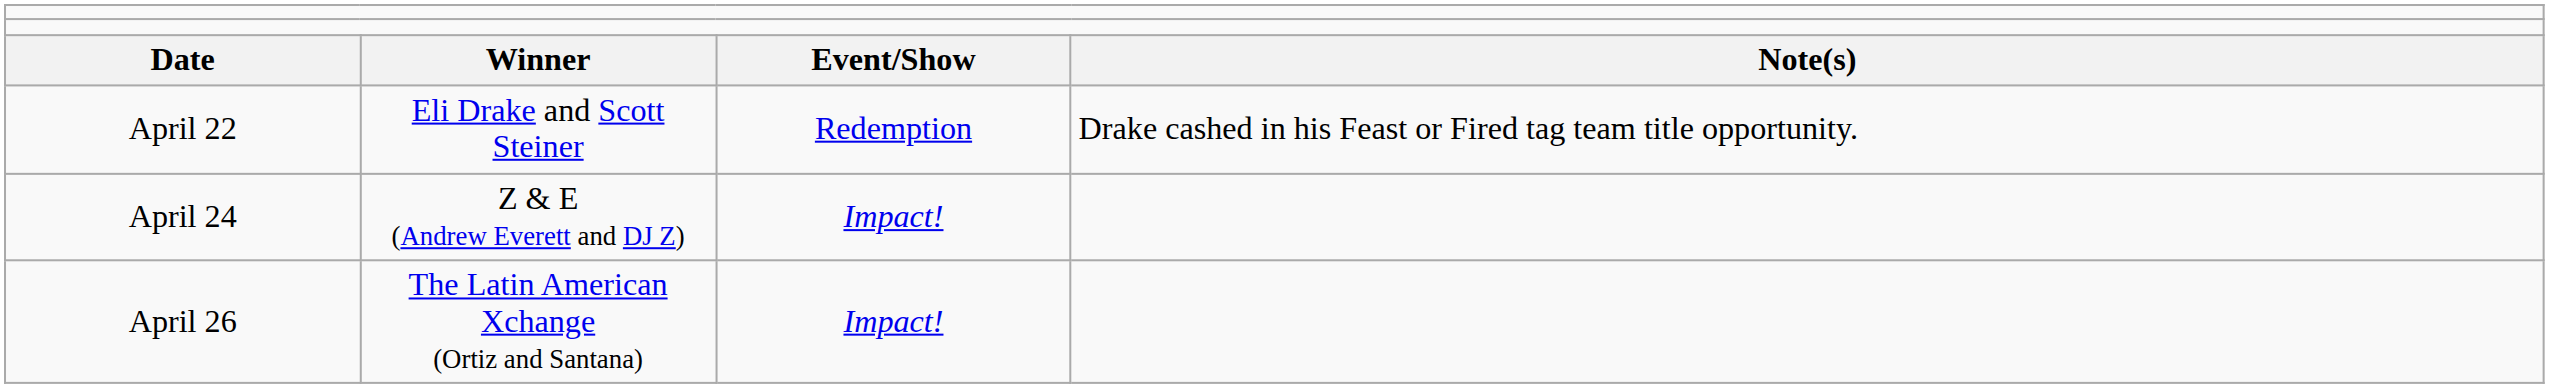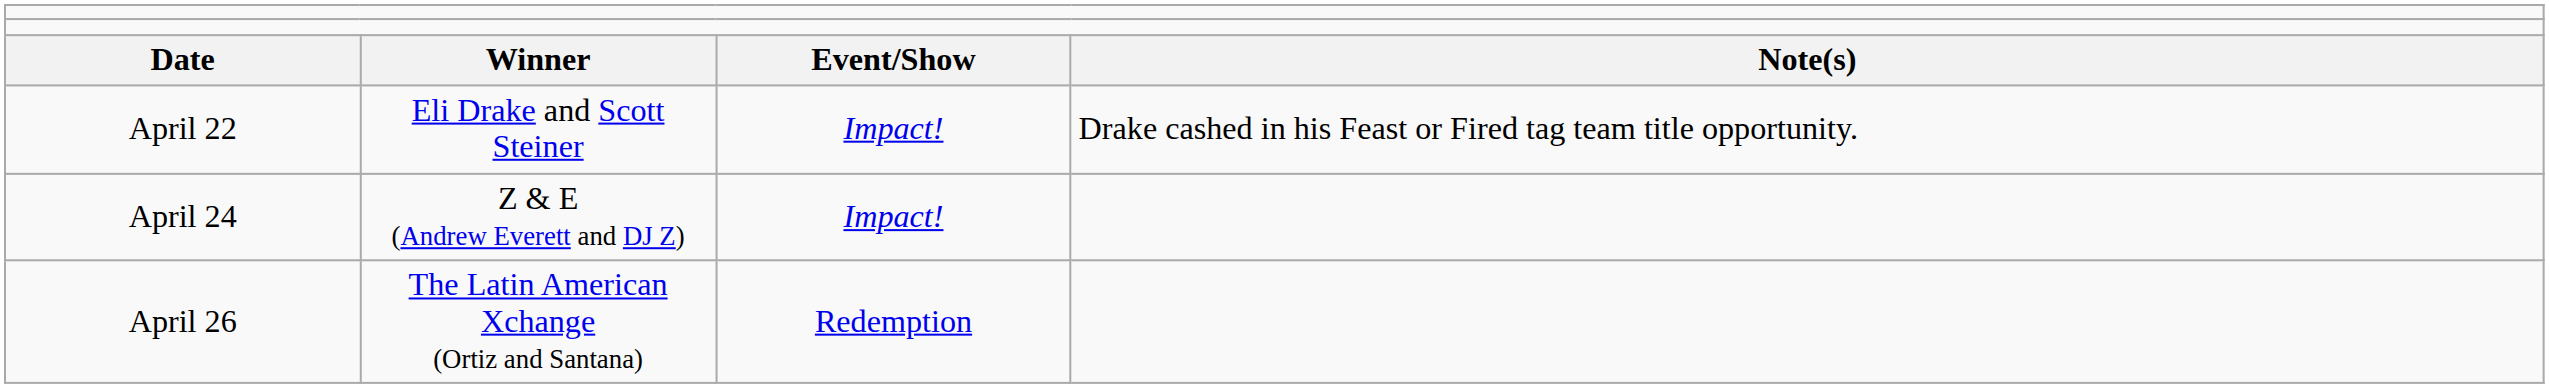(893, 128) Redemption -> (893, 128) Impact!
(893, 321) Impact! -> (893, 321) Redemption
